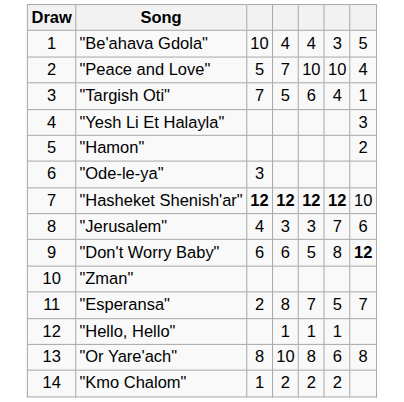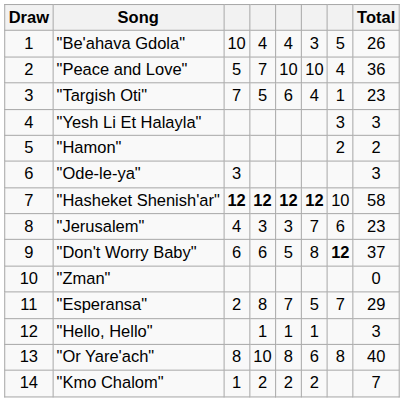+ column: (376, 17)
